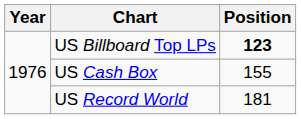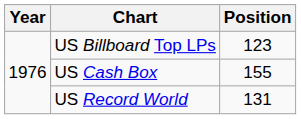(258, 45) bold -> (258, 45) normal
(258, 99) 181 -> (258, 99) 131
